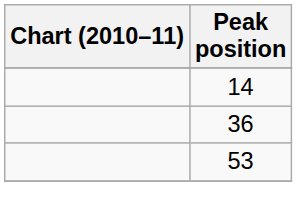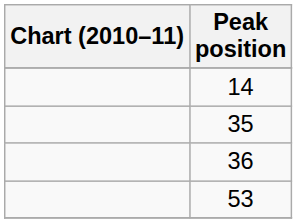+ row: (241, 124)
